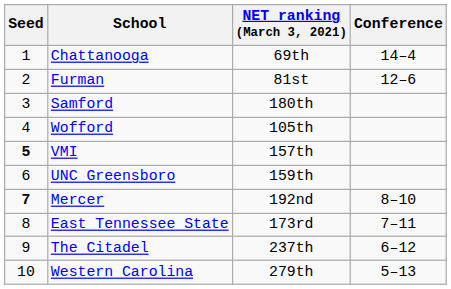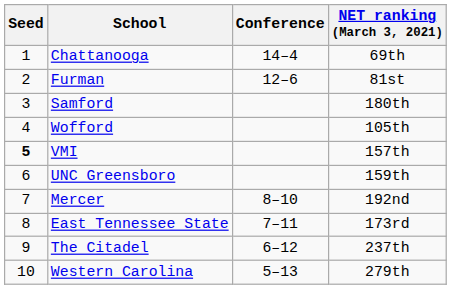columns swapped: (398, 25) <-> (291, 25)
(26, 201) bold -> (26, 201) normal
